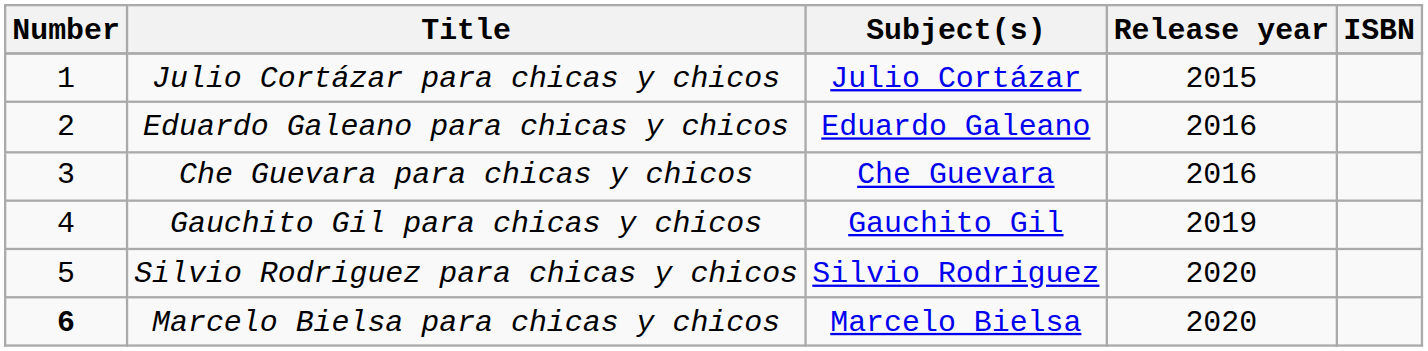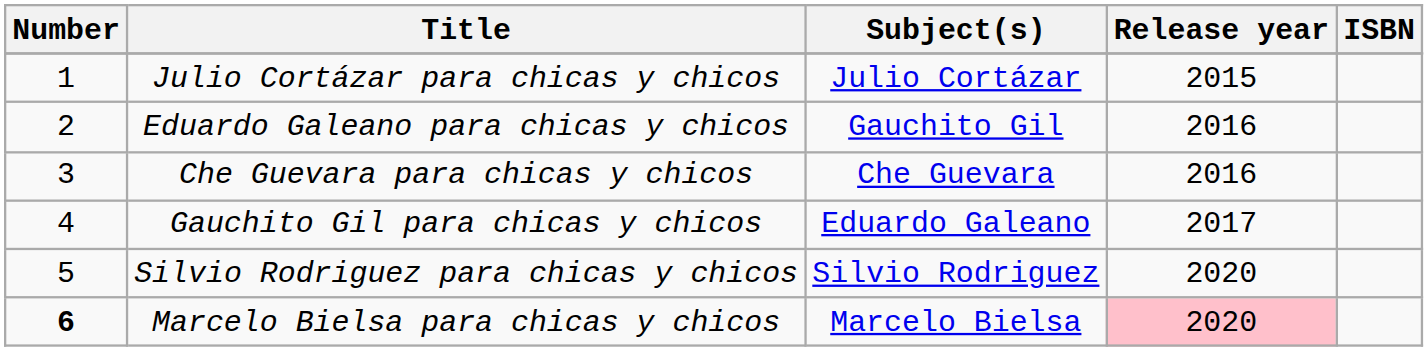(956, 127) Eduardo Galeano -> (956, 127) Gauchito Gil
(956, 224) Gauchito Gil -> (956, 224) Eduardo Galeano
(1221, 224) 2019 -> (1221, 224) 2017
(1221, 322) no background -> (1221, 322) pink background
